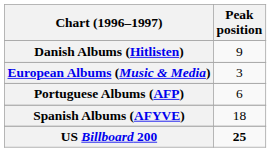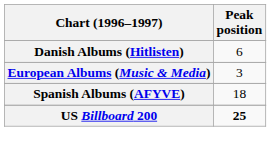(239, 51) 9 -> (239, 51) 6
- row: (109, 94)
